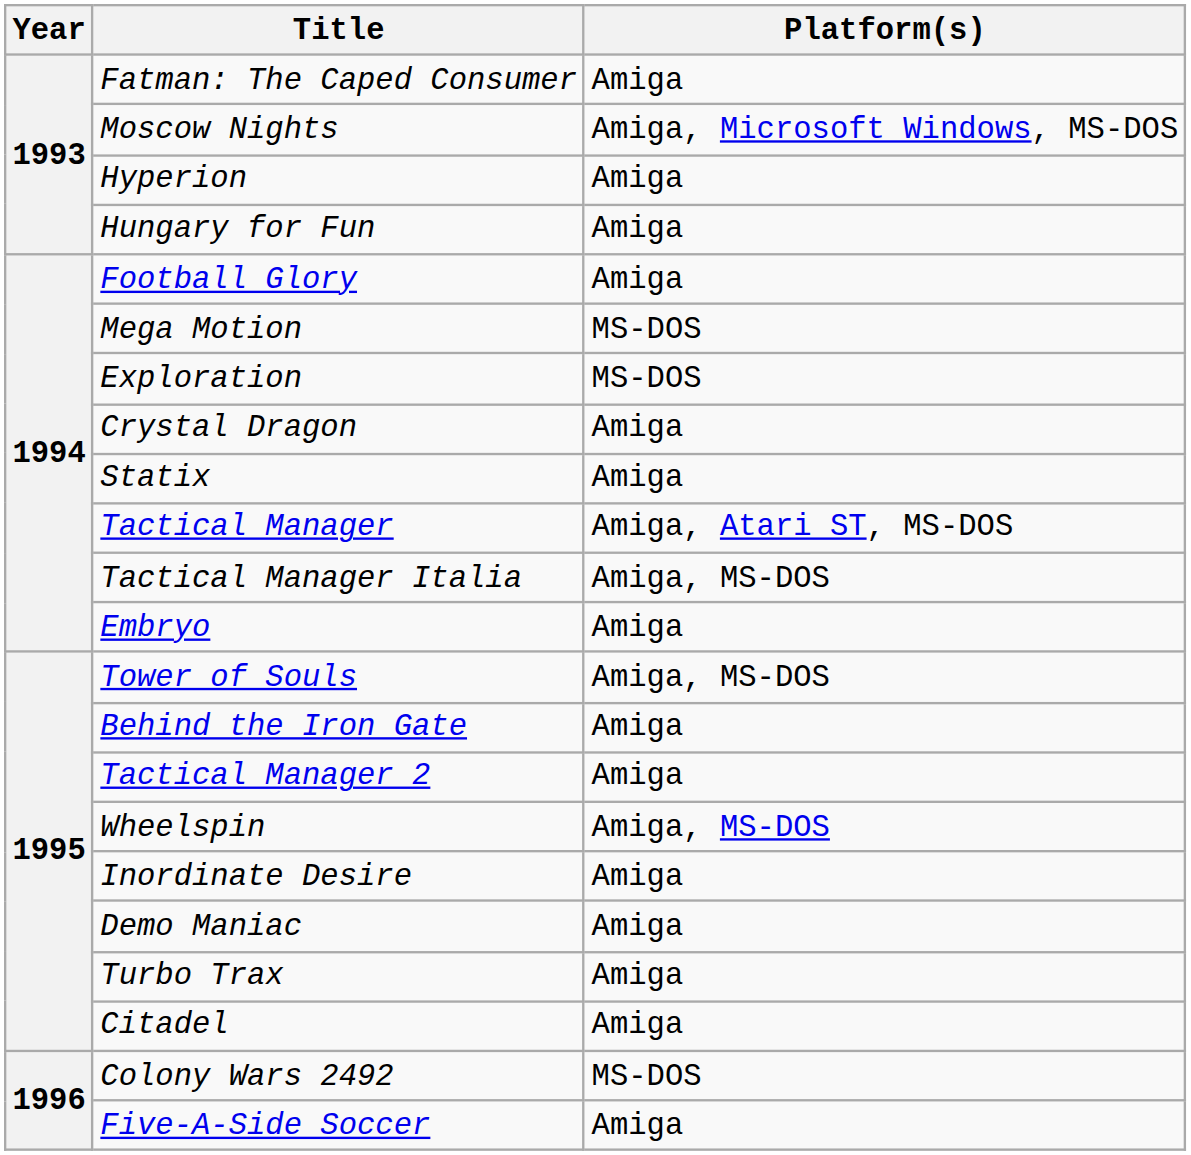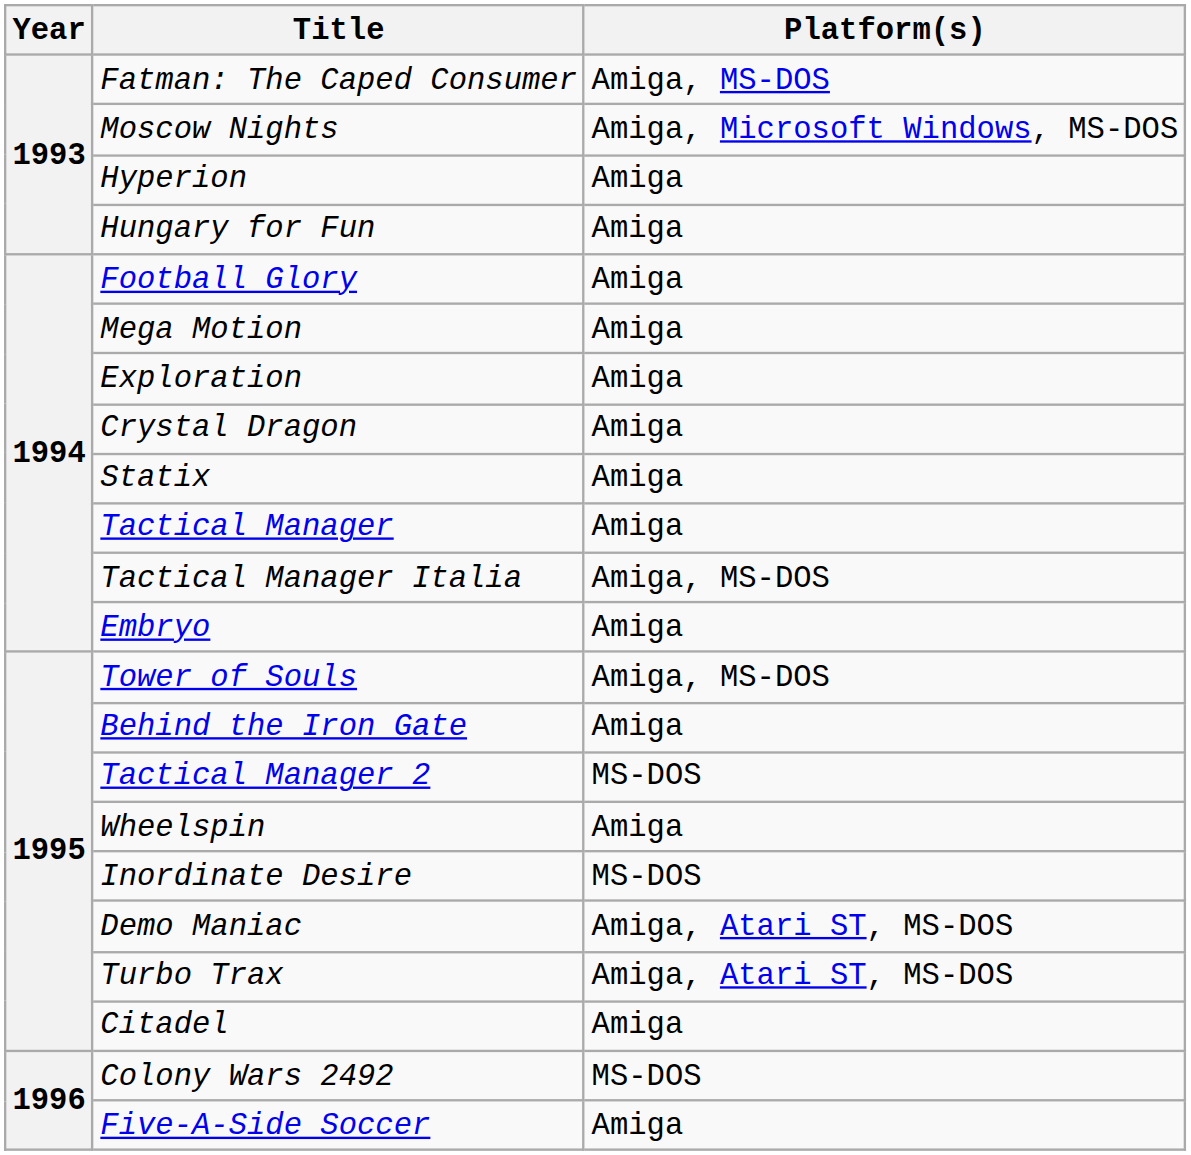(637, 80) Amiga -> (711, 80) Amiga, MS-DOS
(647, 329) MS-DOS -> (637, 329) Amiga
(647, 379) MS-DOS -> (637, 379) Amiga
(802, 528) Amiga, Atari ST, MS-DOS -> (637, 528) Amiga
(637, 777) Amiga -> (647, 777) MS-DOS
(711, 827) Amiga, MS-DOS -> (637, 827) Amiga
(637, 877) Amiga -> (647, 877) MS-DOS
(637, 926) Amiga -> (802, 926) Amiga, Atari ST, MS-DOS
(637, 976) Amiga -> (802, 976) Amiga, Atari ST, MS-DOS
